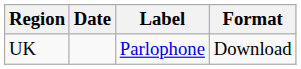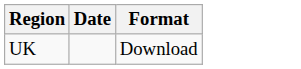- column: (162, 19)
